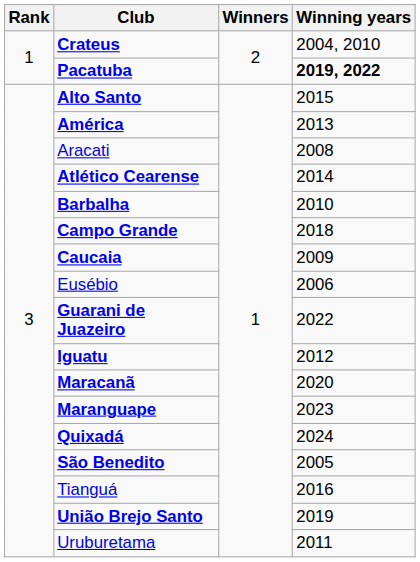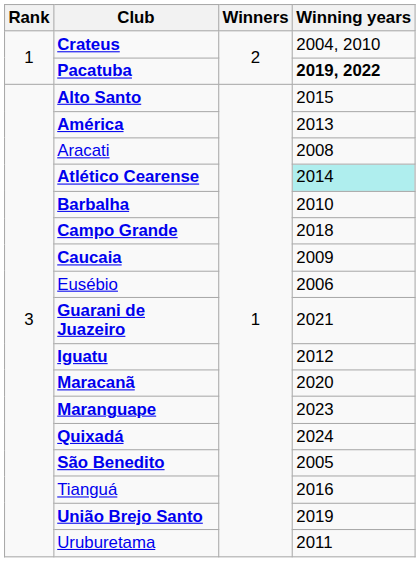(315, 177) no background -> (315, 177) paleturquoise background
(315, 320) 2022 -> (315, 320) 2021
